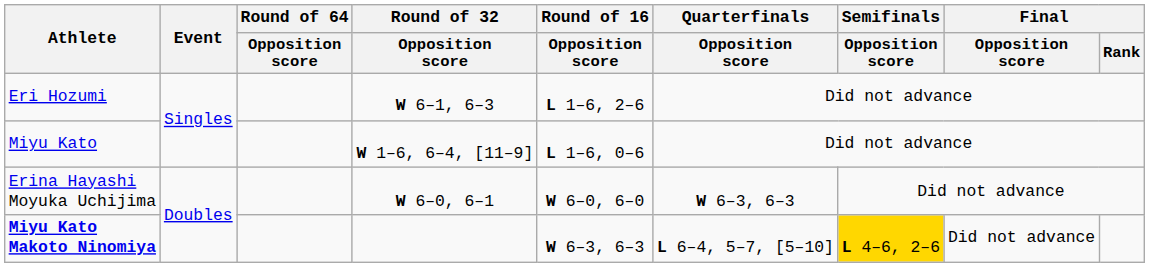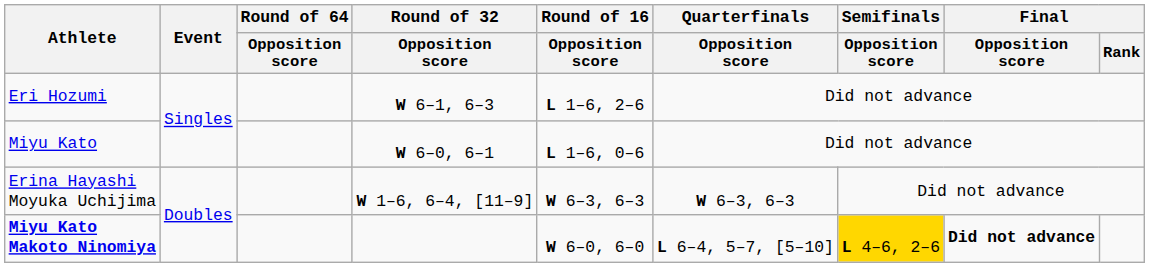(445, 154) W 1–6, 6–4, [11–9] -> (445, 154) W 6–0, 6–1
(445, 201) W 6–0, 6–1 -> (445, 201) W 1–6, 6–4, [11–9]
(595, 201) W 6–0, 6–0 -> (595, 201) W 6–3, 6–3
(595, 248) W 6–3, 6–3 -> (595, 248) W 6–0, 6–0
(1022, 238) normal -> (1022, 238) bold
